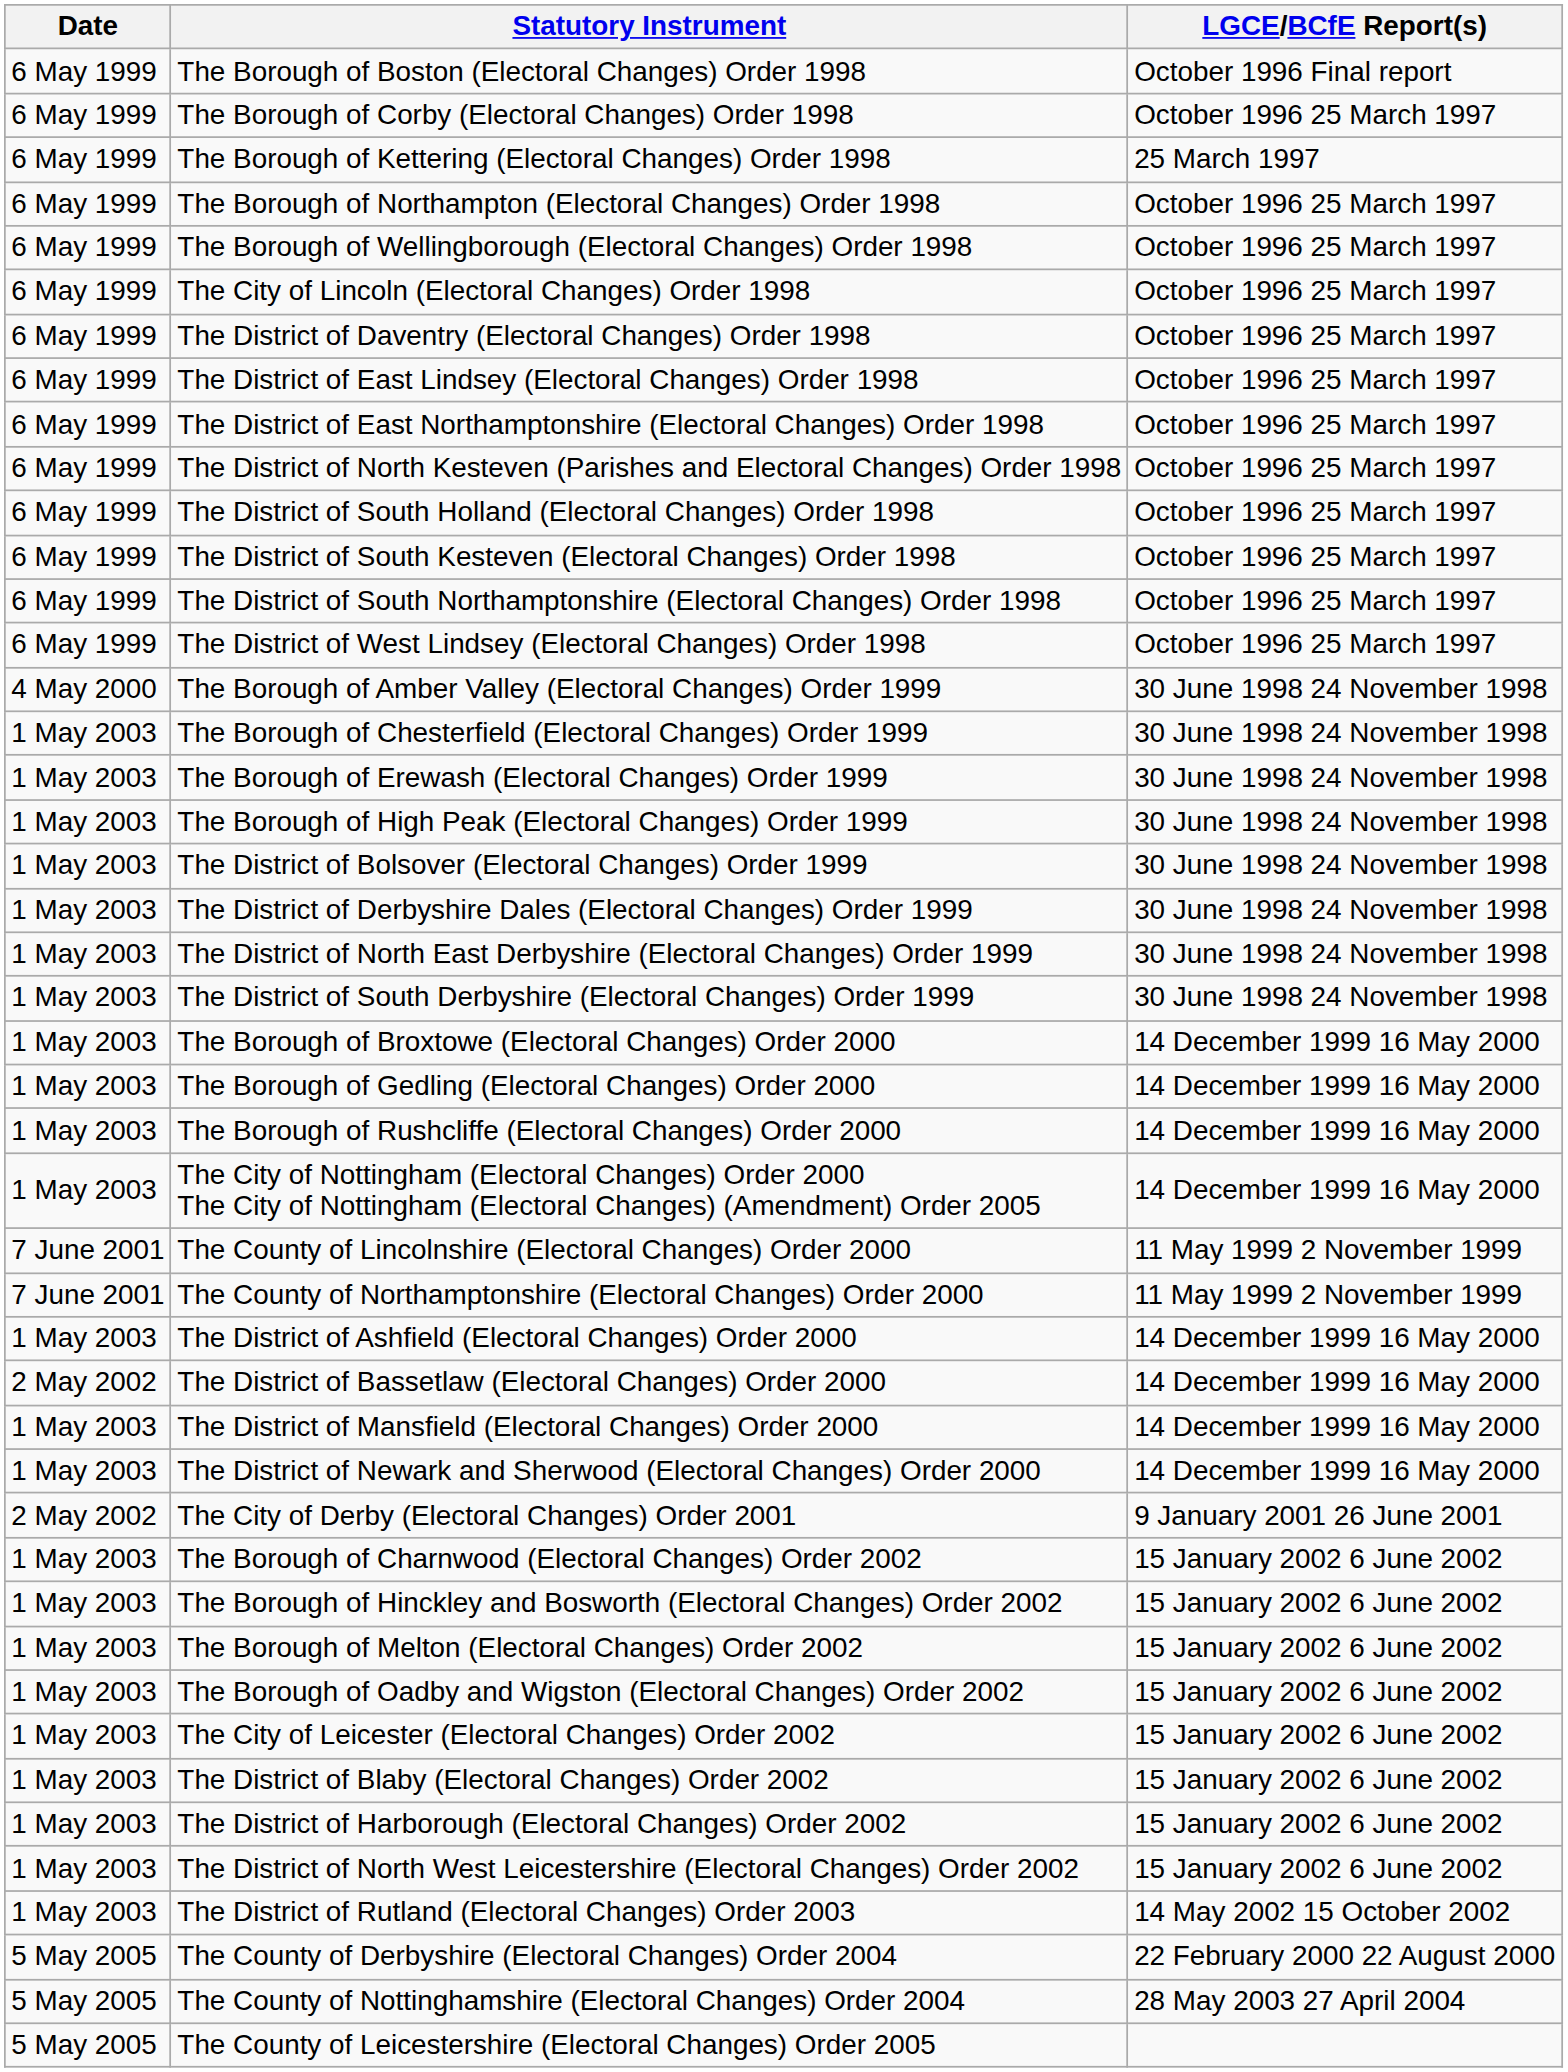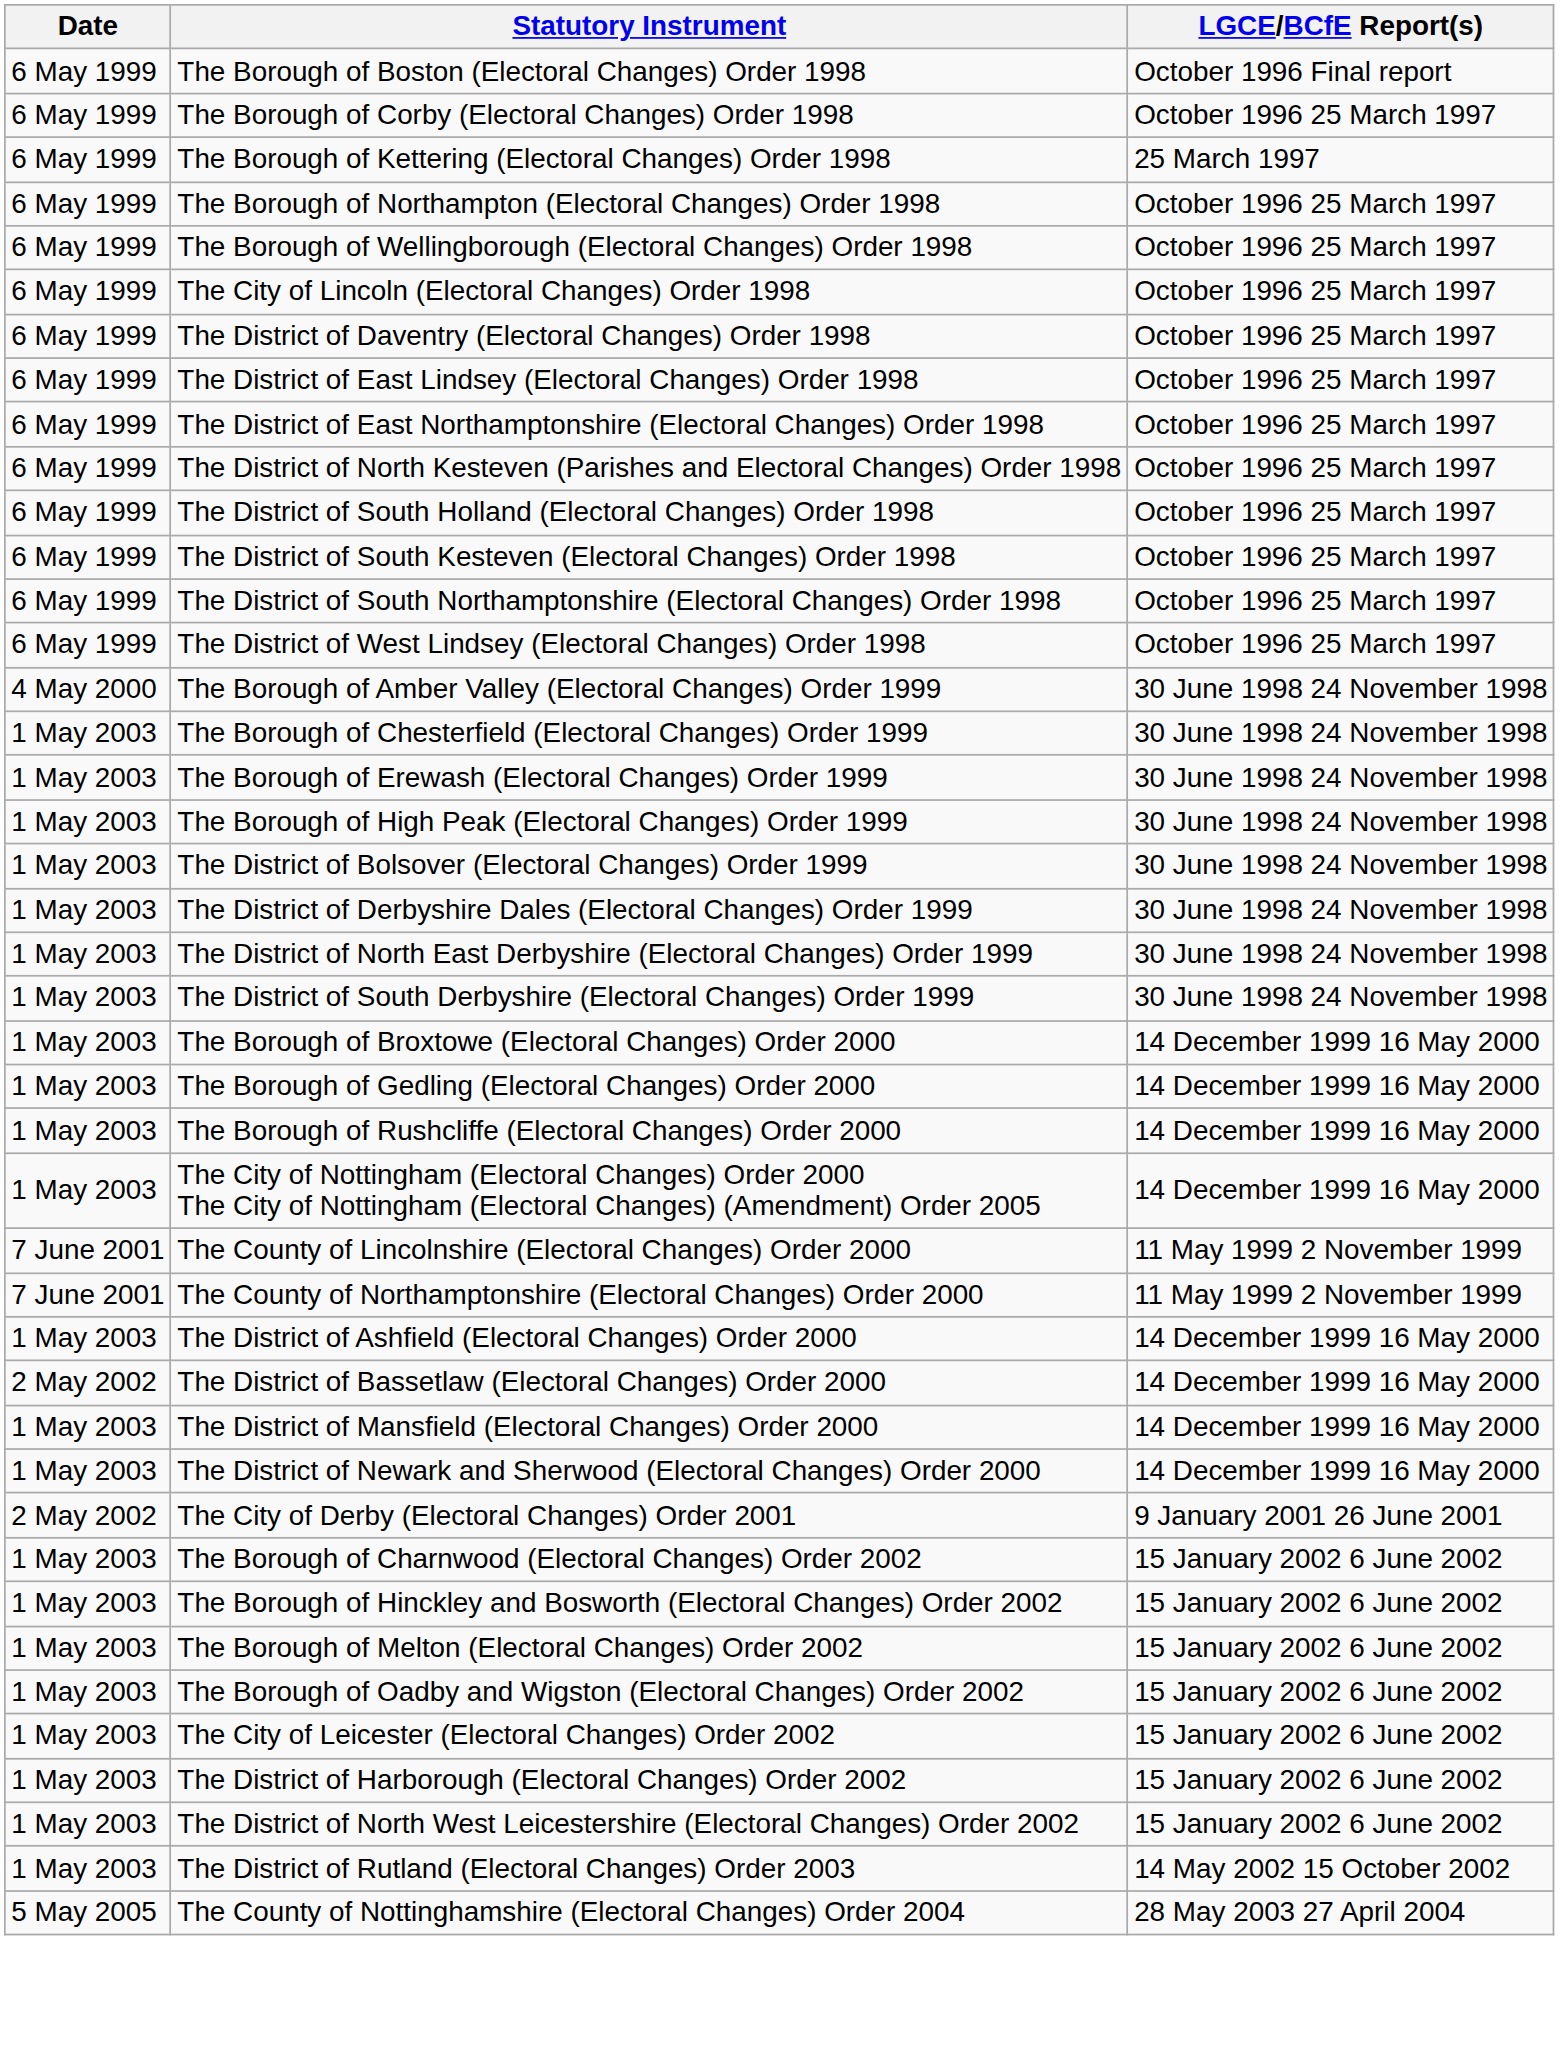- row: (503, 1779)
- row: (537, 1956)
- row: (557, 2044)
